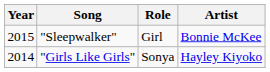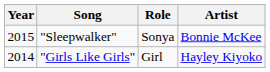(152, 36) Girl -> (158, 36) Sonya
(158, 57) Sonya -> (152, 57) Girl
